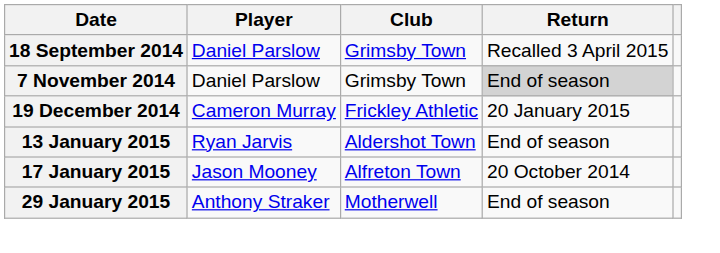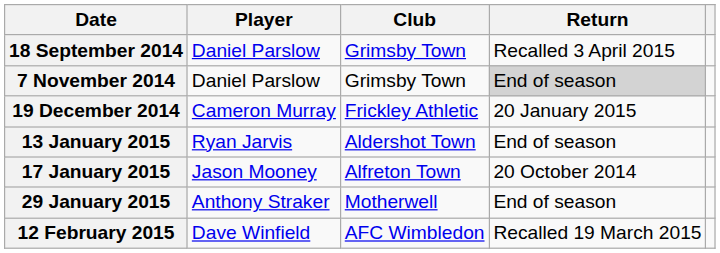+ row: (96, 232)
